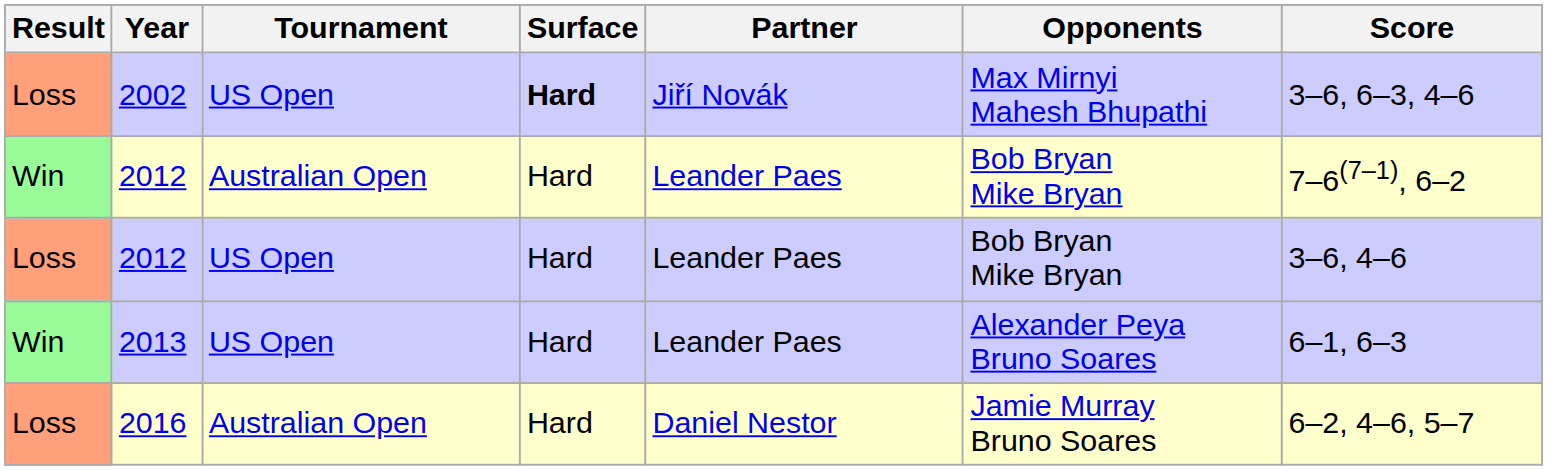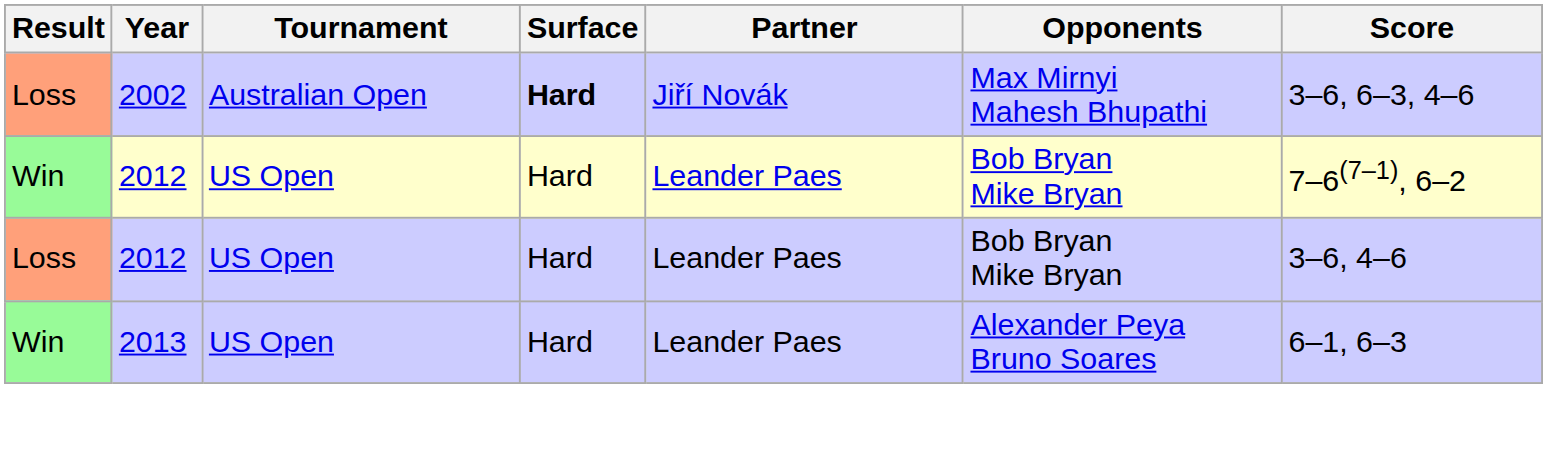(271, 93) US Open -> (318, 93) Australian Open
(318, 176) Australian Open -> (271, 176) US Open
- row: (44, 423)
